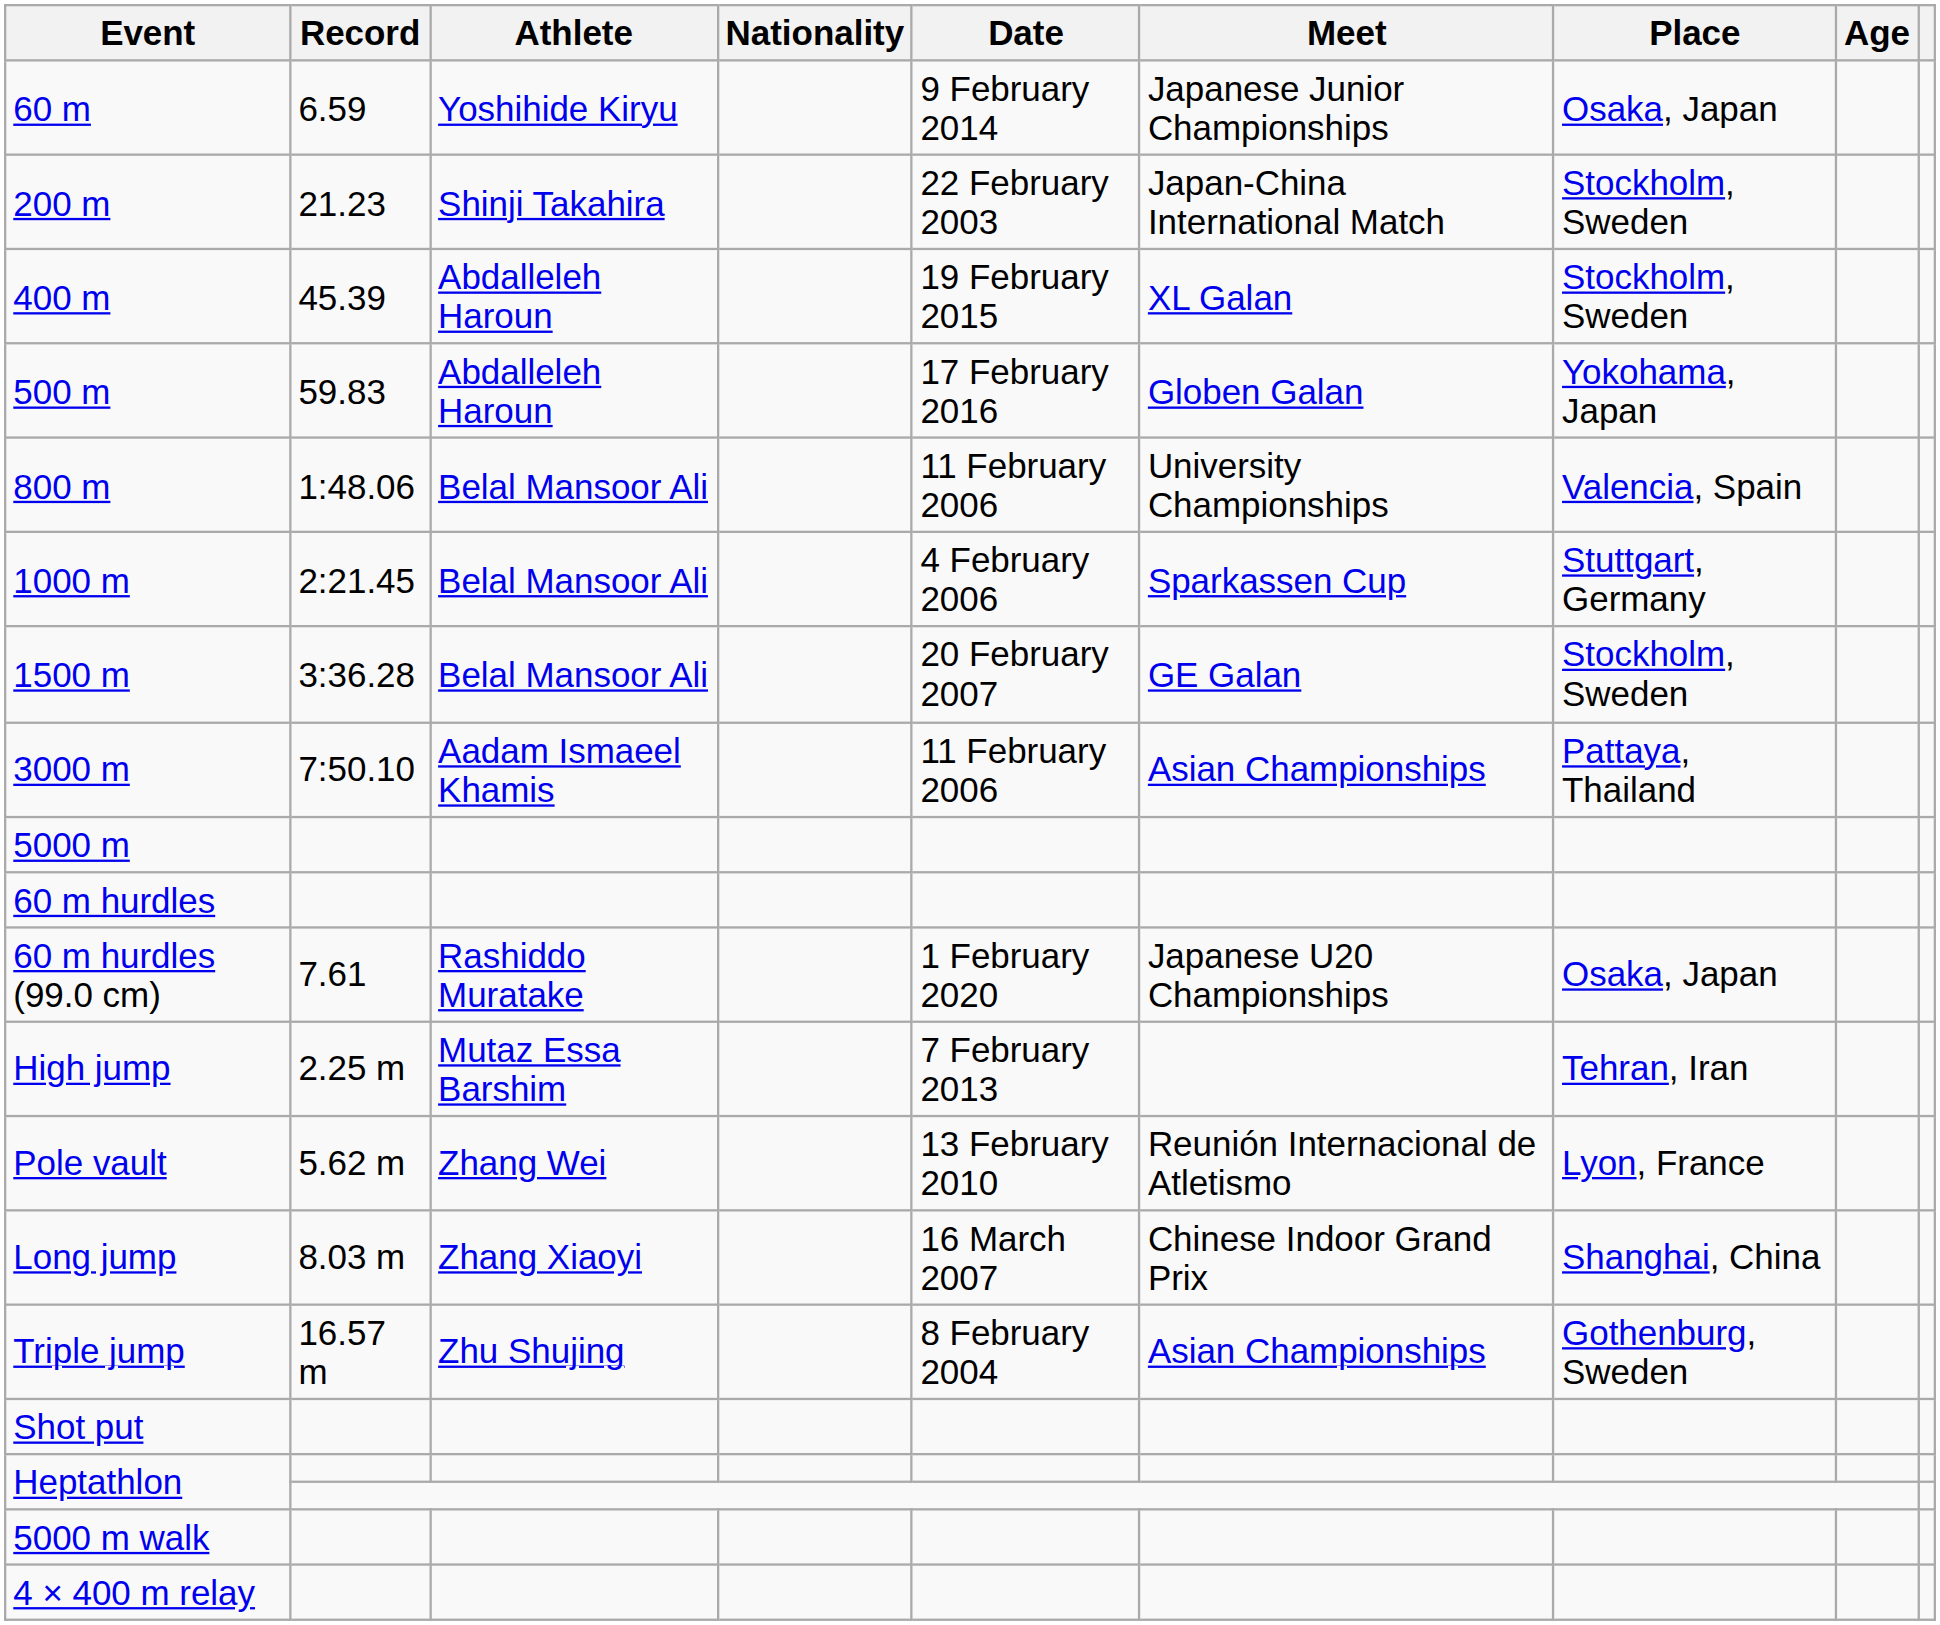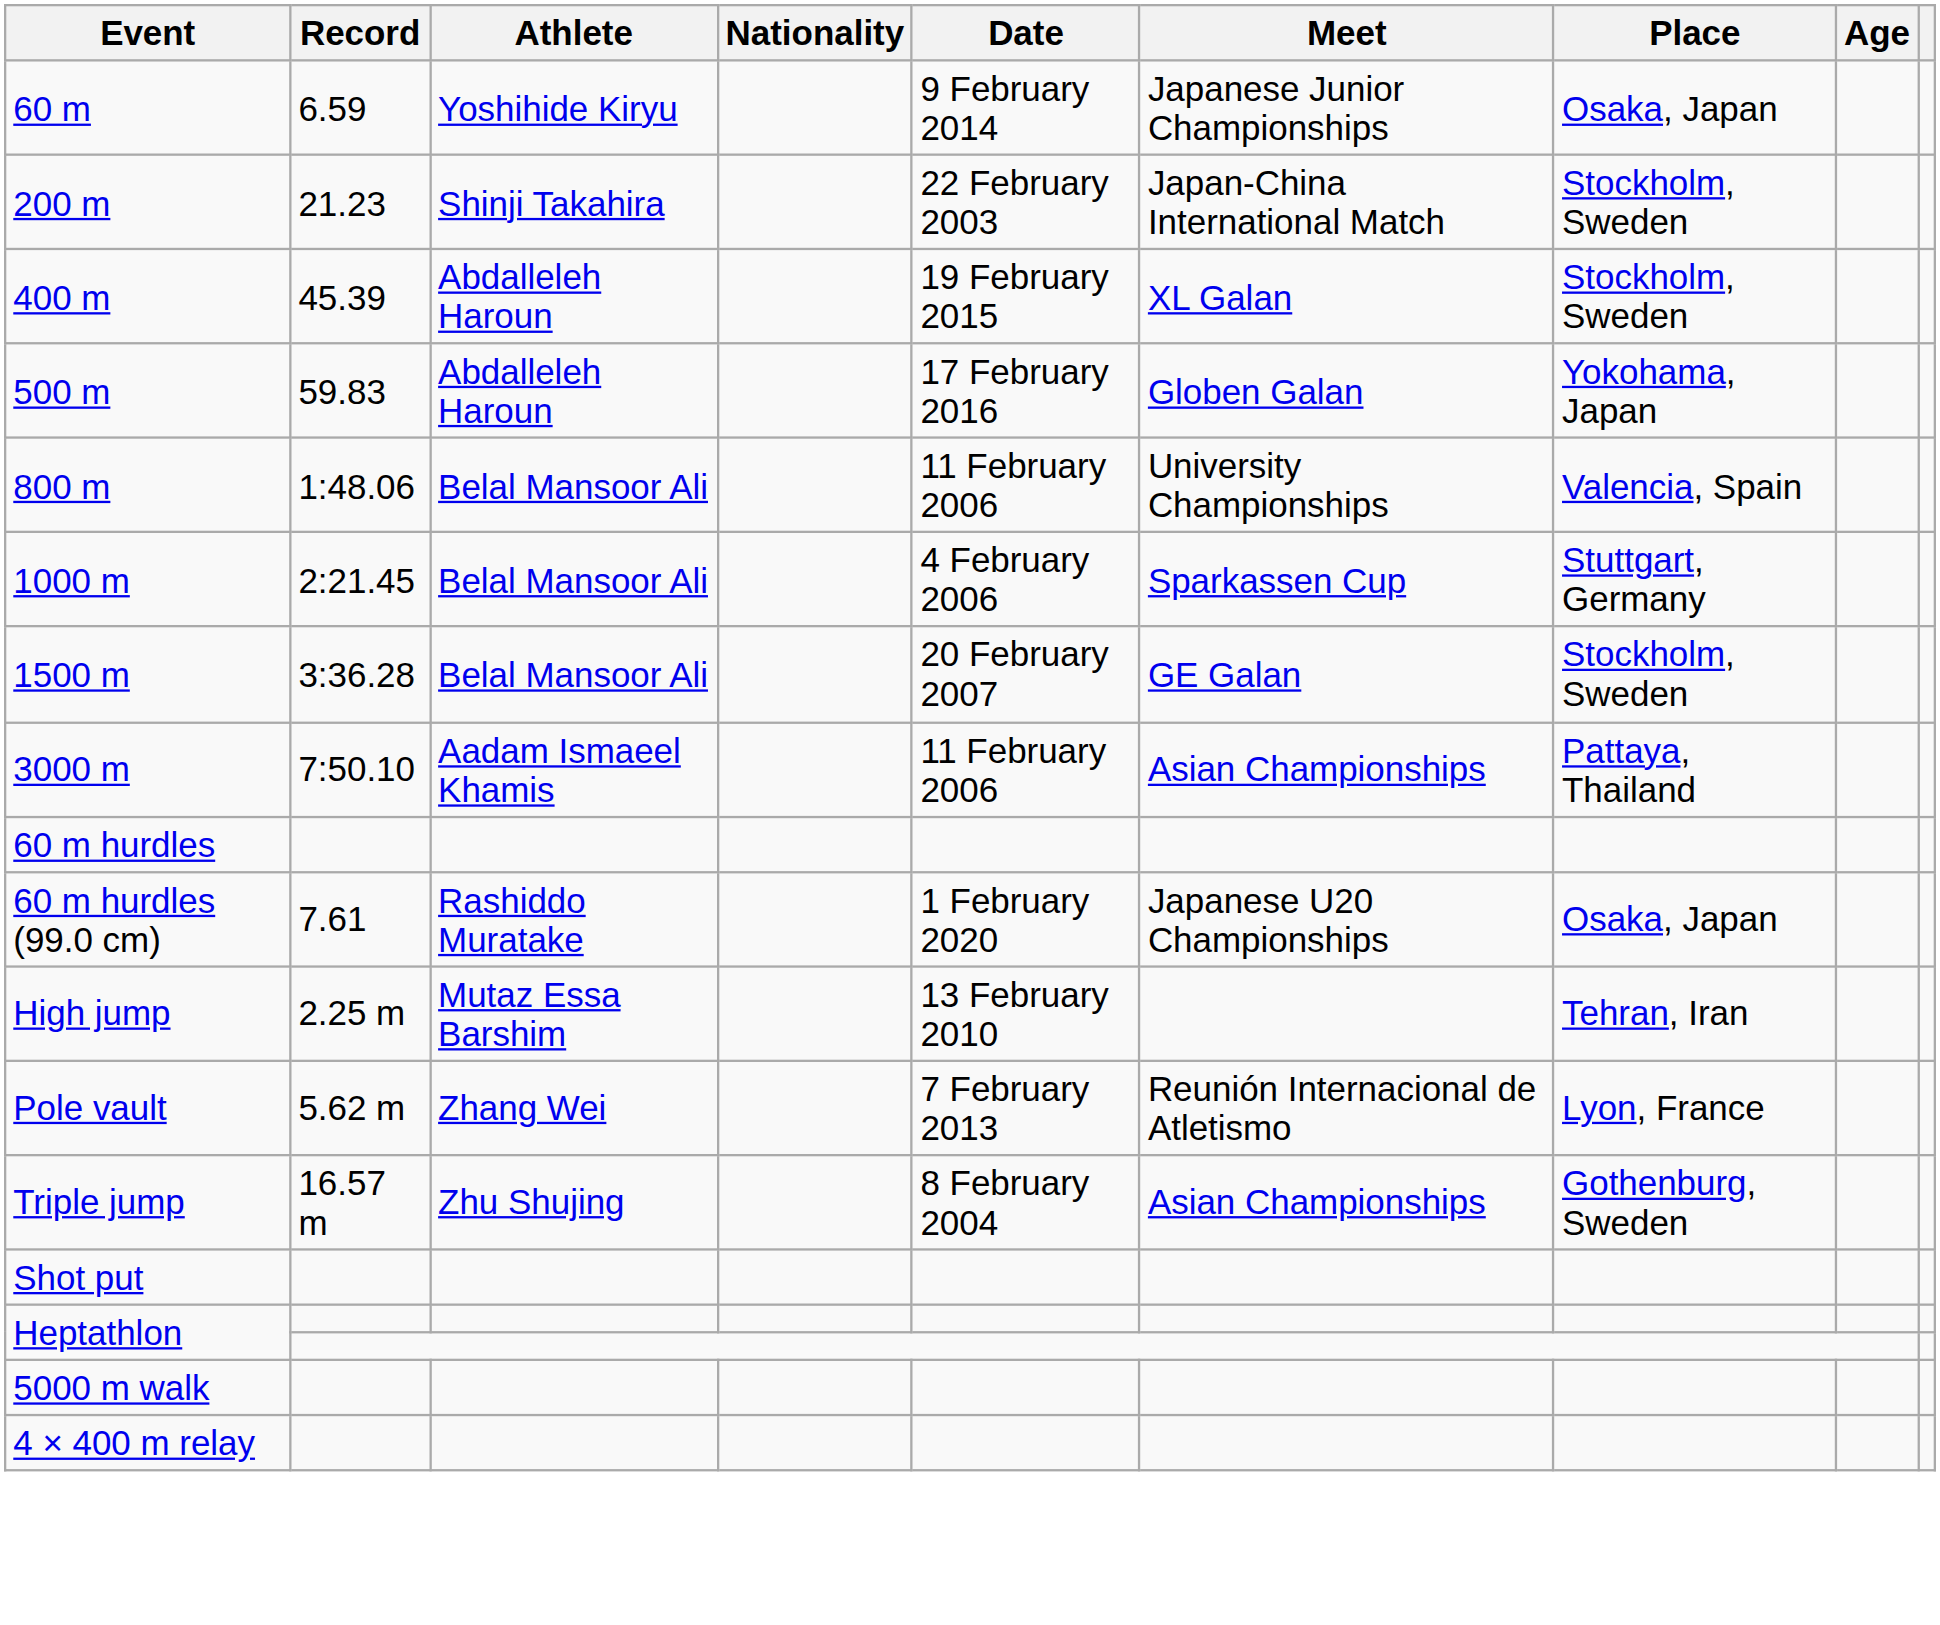- row: (72, 844)
(1005, 1069) 7 February 2013 -> (1015, 1013) 13 February 2010
(1015, 1163) 13 February 2010 -> (1005, 1108) 7 February 2013
- row: (95, 1257)
